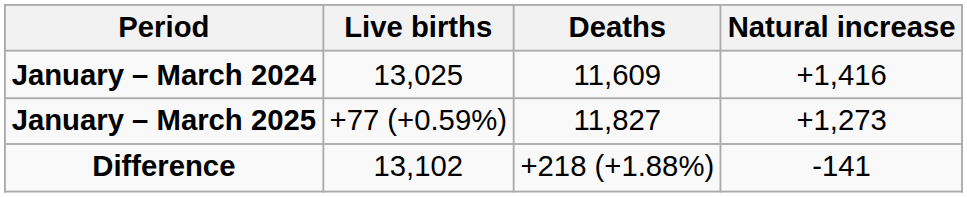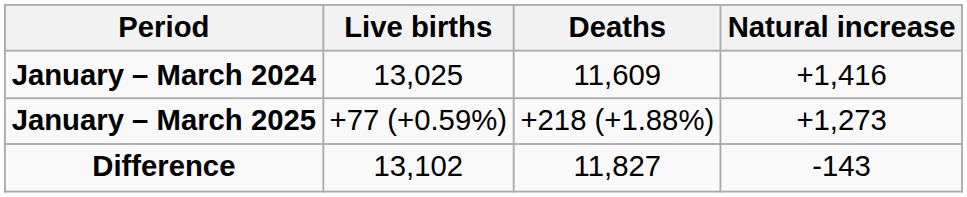(617, 120) 11,827 -> (617, 120) +218 (+1.88%)
(617, 167) +218 (+1.88%) -> (617, 167) 11,827
(842, 167) -141 -> (842, 167) -143
